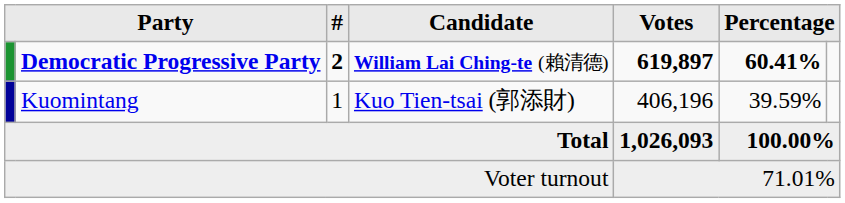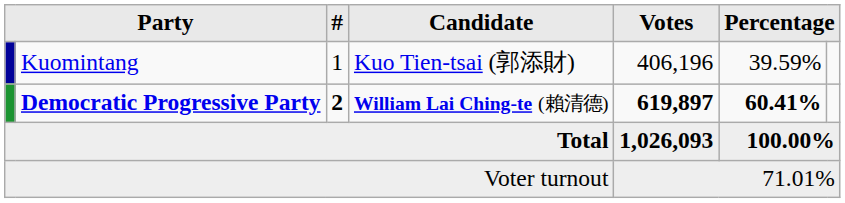rows swapped: (171, 61) <-> (80, 101)
